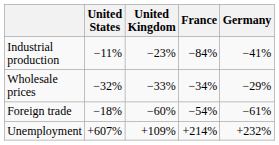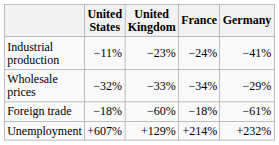(203, 53) −84% -> (203, 53) −24%
(203, 111) −54% -> (203, 111) −18%
(158, 130) +109% -> (158, 130) +129%
